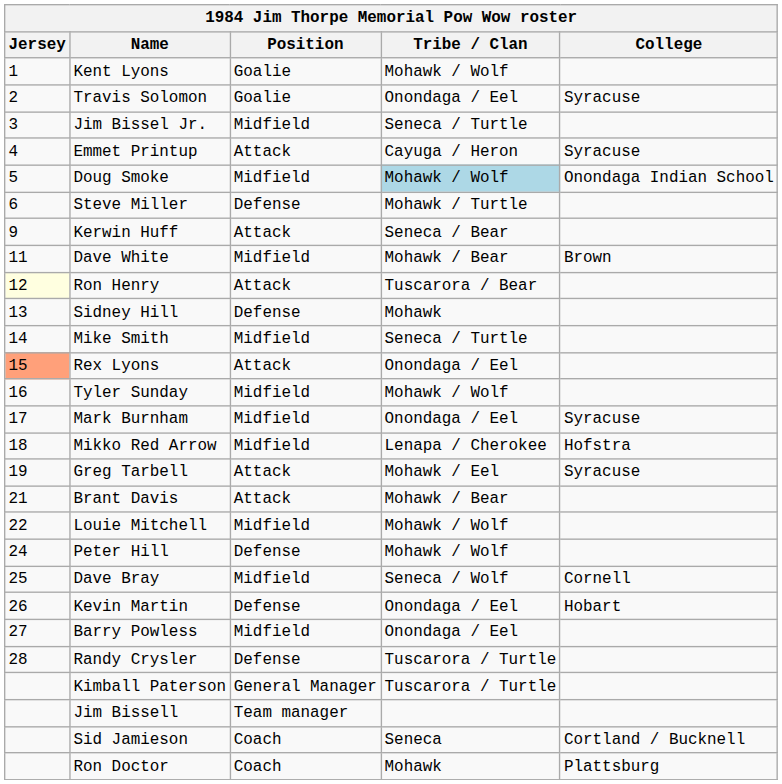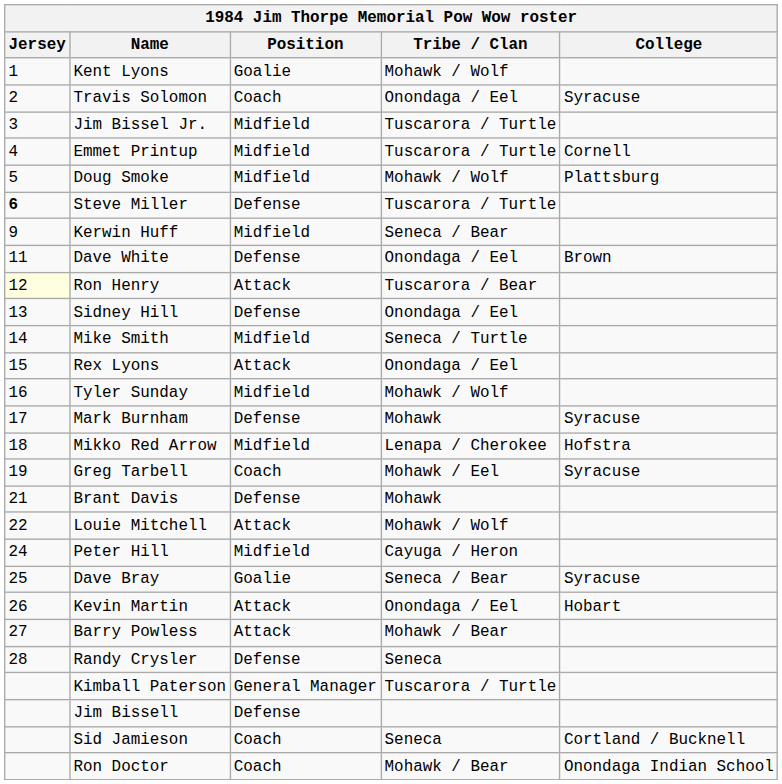(262, 98) Goalie -> (258, 98) Coach
(456, 125) Seneca / Turtle -> (470, 125) Tuscarora / Turtle
(262, 151) Attack -> (272, 151) Midfield
(451, 151) Cayuga / Heron -> (470, 151) Tuscarora / Turtle
(602, 151) Syracuse -> (597, 151) Cornell
(447, 178) lightblue background -> (447, 178) no background
(669, 178) Onondaga Indian School -> (612, 178) Plattsburg
(13, 205) normal -> (13, 205) bold
(456, 205) Mohawk / Turtle -> (470, 205) Tuscarora / Turtle
(262, 232) Attack -> (272, 232) Midfield
(272, 258) Midfield -> (267, 258) Defense
(447, 258) Mohawk / Bear -> (451, 258) Onondaga / Eel
(413, 312) Mohawk -> (451, 312) Onondaga / Eel
(18, 365) lightsalmon background -> (18, 365) no background
(272, 419) Midfield -> (267, 419) Defense
(451, 419) Onondaga / Eel -> (413, 419) Mohawk
(262, 472) Attack -> (258, 472) Coach
(262, 499) Attack -> (267, 499) Defense
(447, 499) Mohawk / Bear -> (413, 499) Mohawk
(272, 526) Midfield -> (262, 526) Attack
(267, 552) Defense -> (272, 552) Midfield
(447, 552) Mohawk / Wolf -> (451, 552) Cayuga / Heron
(272, 579) Midfield -> (262, 579) Goalie
(447, 579) Seneca / Wolf -> (447, 579) Seneca / Bear
(597, 579) Cornell -> (602, 579) Syracuse
(267, 606) Defense -> (262, 606) Attack
(272, 633) Midfield -> (262, 633) Attack
(451, 633) Onondaga / Eel -> (447, 633) Mohawk / Bear
(470, 659) Tuscarora / Turtle -> (413, 659) Seneca
(291, 713) Team manager -> (267, 713) Defense
(413, 766) Mohawk -> (447, 766) Mohawk / Bear
(612, 766) Plattsburg -> (669, 766) Onondaga Indian School
